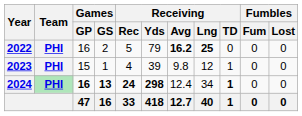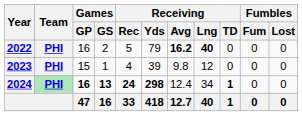(207, 48) 25 -> (207, 48) 40
(230, 66) 1 -> (230, 66) 0
